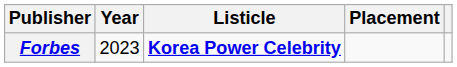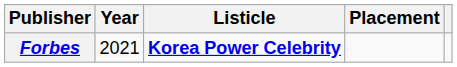(120, 47) 2023 -> (120, 47) 2021
